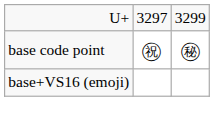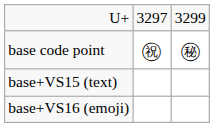+ row: (63, 82)
